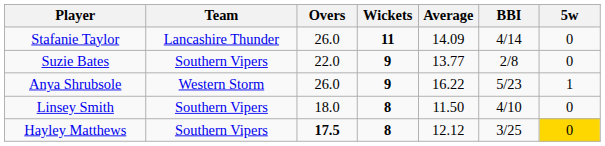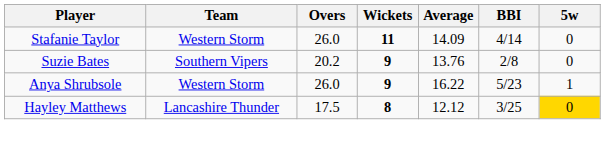(221, 38) Lancashire Thunder -> (221, 38) Western Storm
(327, 61) 22.0 -> (327, 61) 20.2
(448, 61) 13.77 -> (448, 61) 13.76
- row: (75, 107)
(221, 130) Southern Vipers -> (221, 107) Lancashire Thunder
(327, 130) bold -> (327, 107) normal
